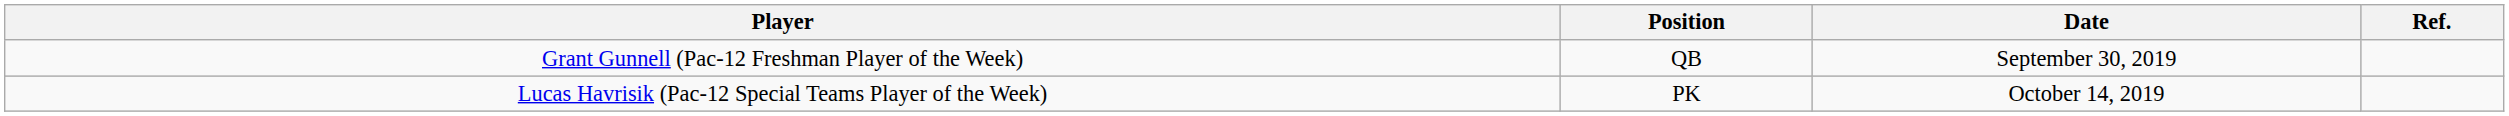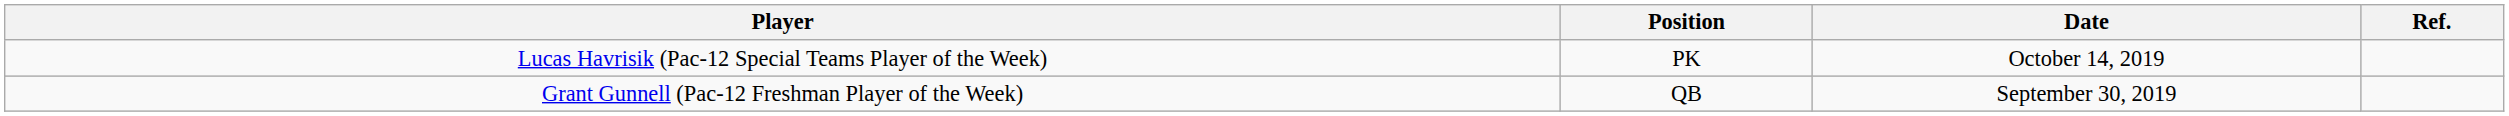rows swapped: (783, 57) <-> (783, 93)
